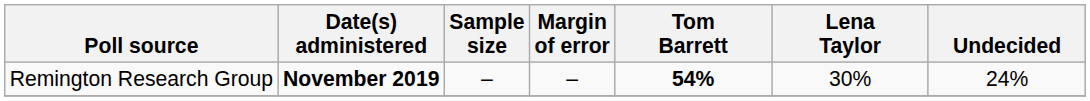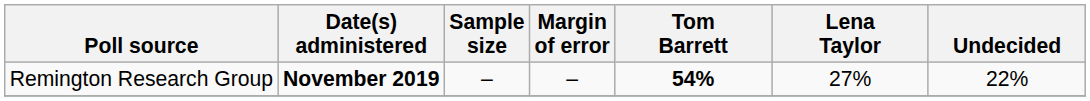(850, 79) 30% -> (850, 79) 27%
(1007, 79) 24% -> (1007, 79) 22%
